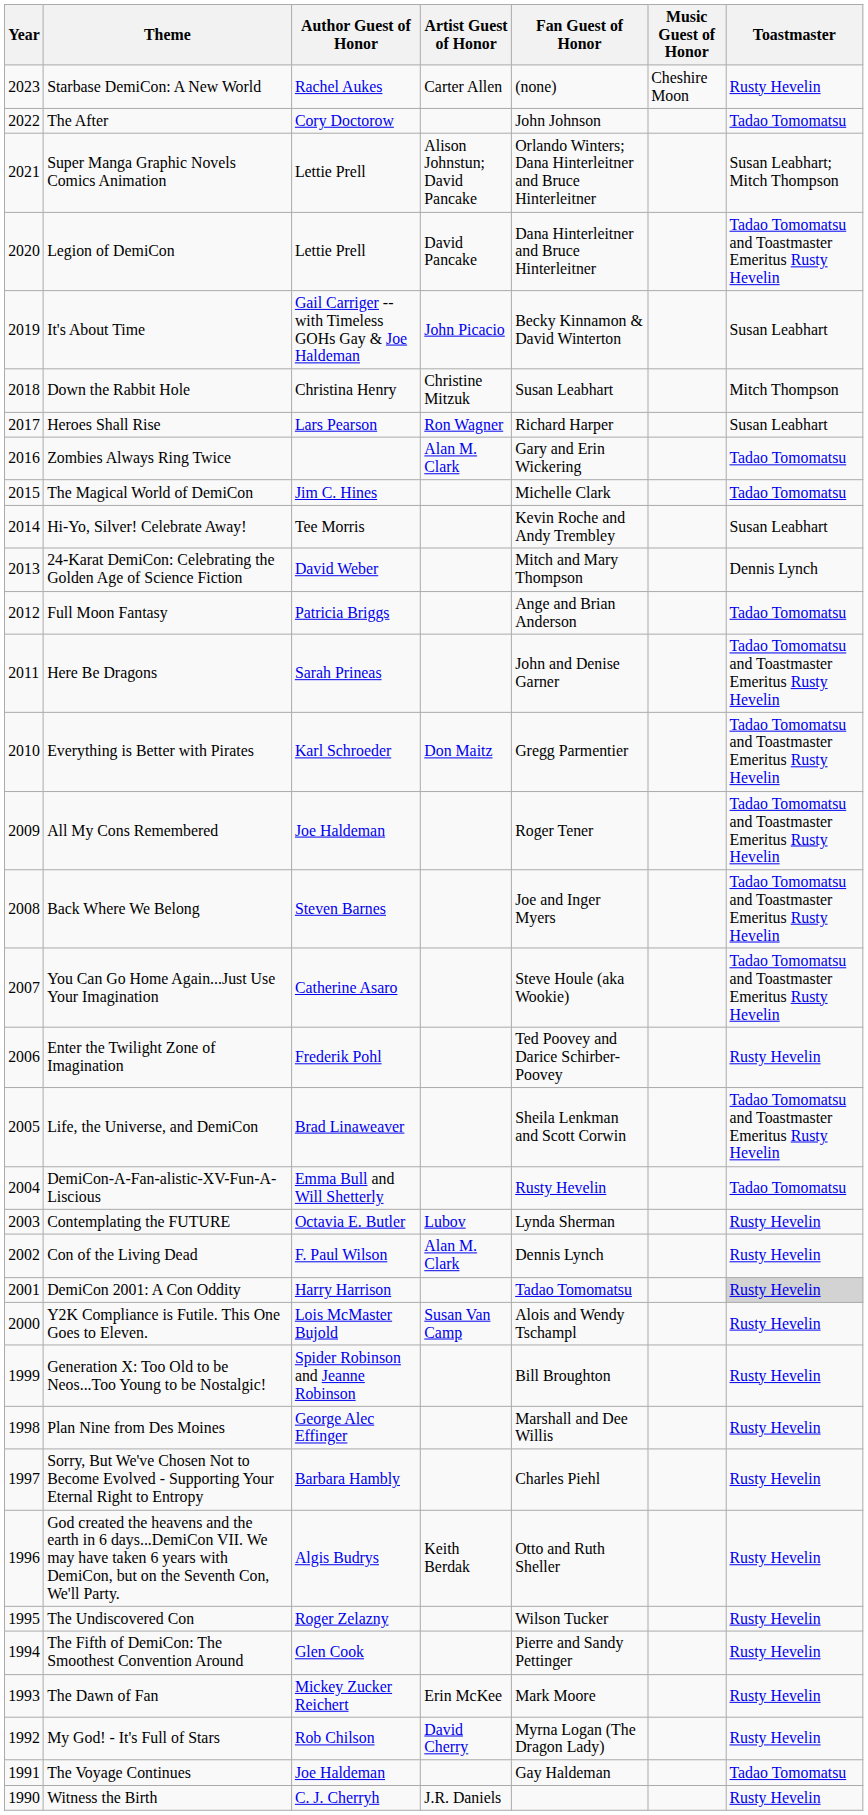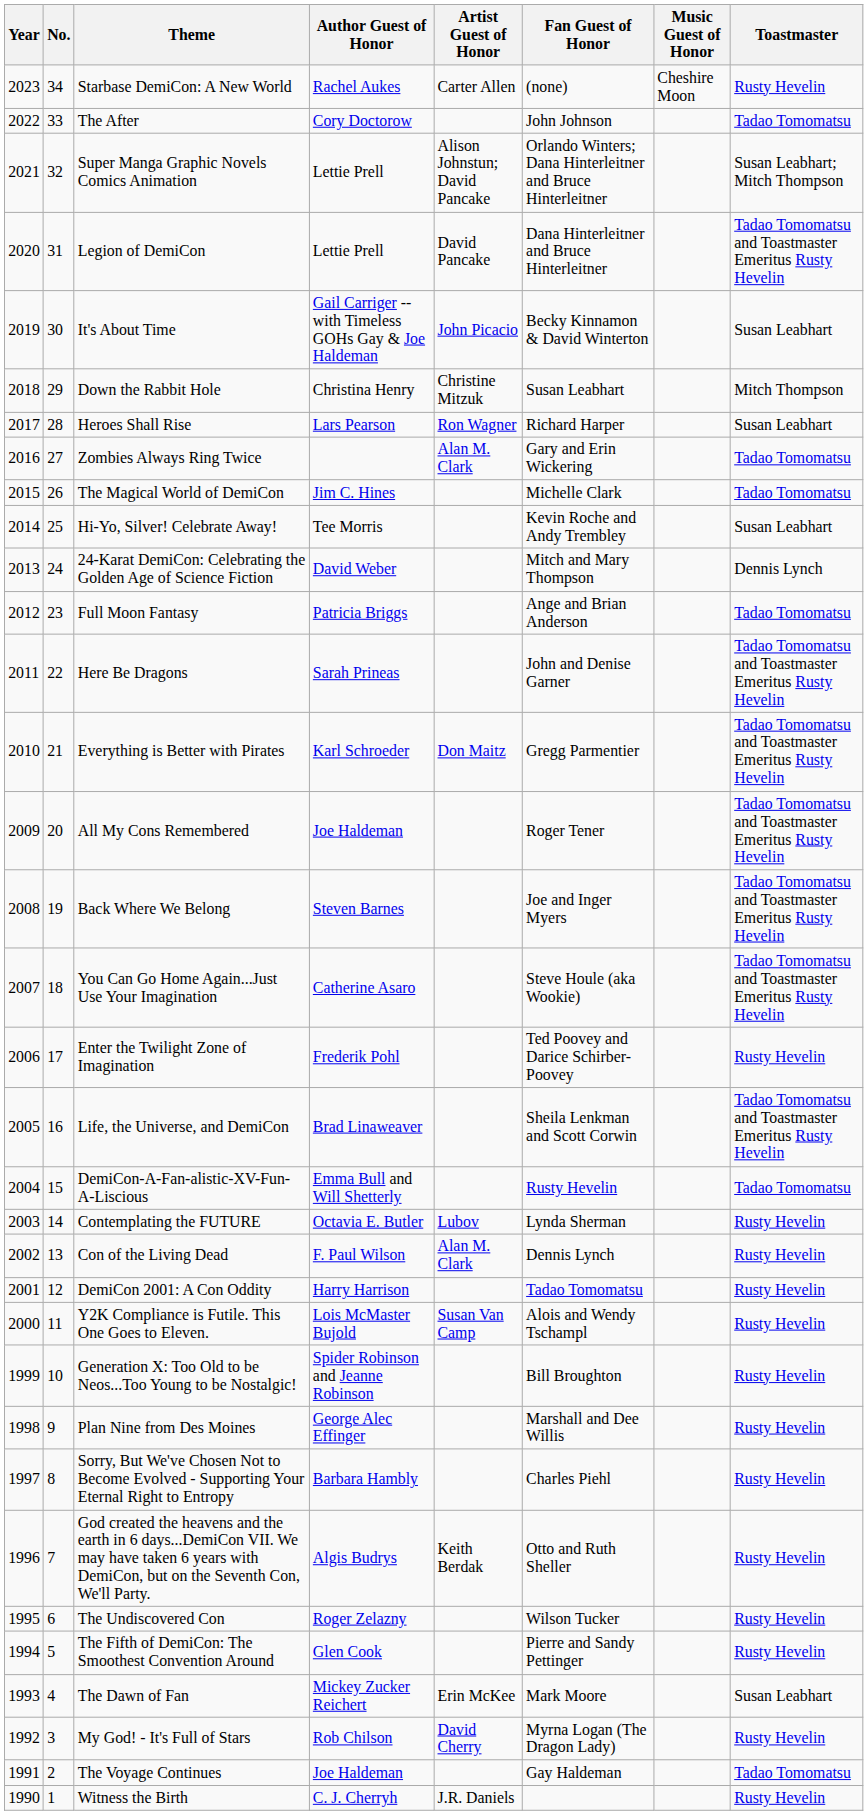+ column: (59, 34)
(775, 1289) lightgrey background -> (780, 1289) no background
(775, 1695) Rusty Hevelin -> (783, 1695) Susan Leabhart
